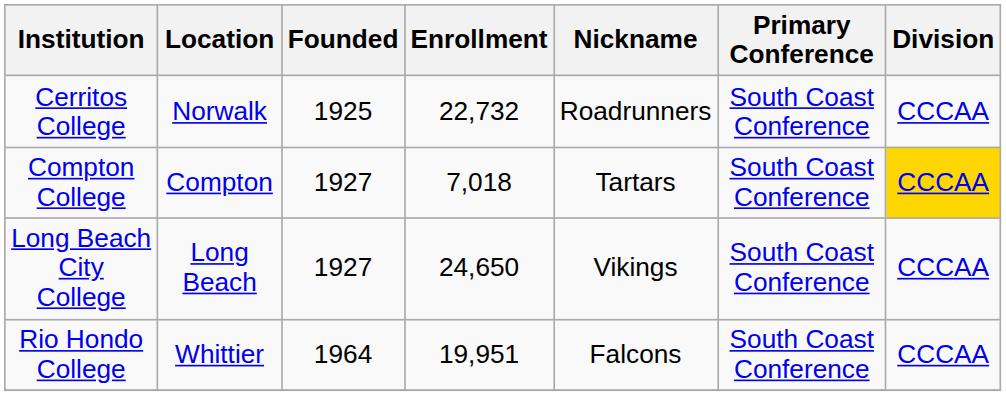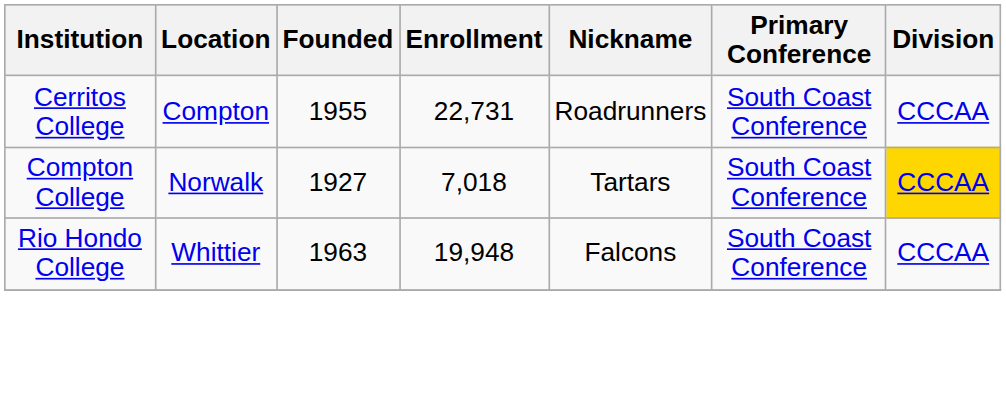(220, 111) Norwalk -> (216, 111) Compton
(343, 111) 1925 -> (338, 111) 1955
(479, 111) 22,732 -> (474, 111) 22,731
(220, 182) Compton -> (216, 182) Norwalk
- row: (81, 268)
(343, 354) 1964 -> (338, 253) 1963
(479, 354) 19,951 -> (474, 253) 19,948
